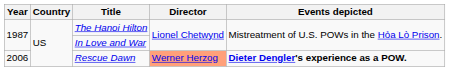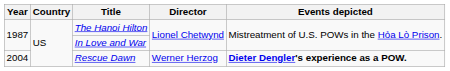(17, 58) 2006 -> (17, 58) 2004
(185, 58) lightsalmon background -> (185, 58) no background
